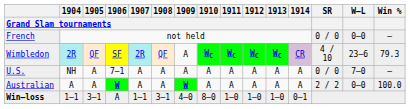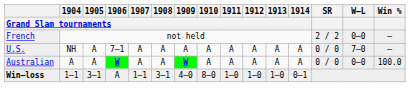(327, 37) 0 / 0 -> (327, 37) 2 / 2
- row: (28, 54)
(327, 85) 2 / 2 -> (327, 62) 0 / 0
